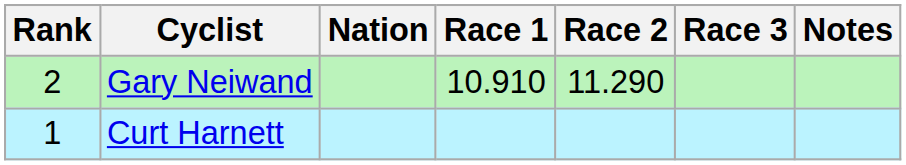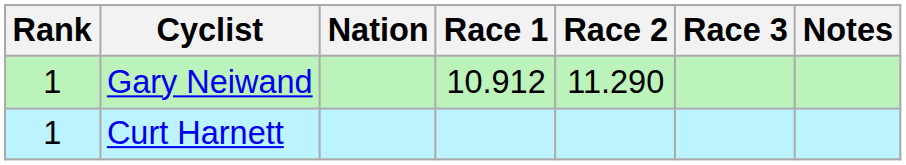(52, 81) 2 -> (52, 81) 1
(496, 81) 10.910 -> (496, 81) 10.912
